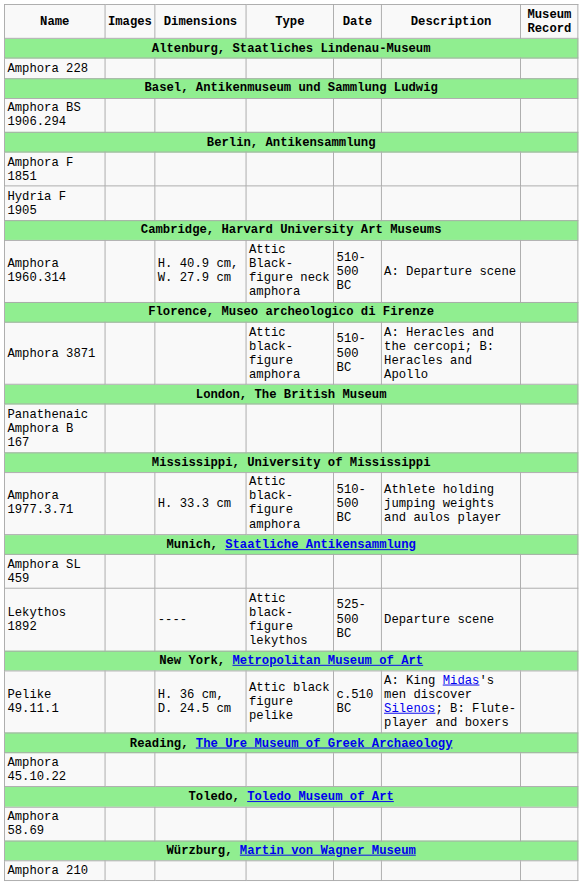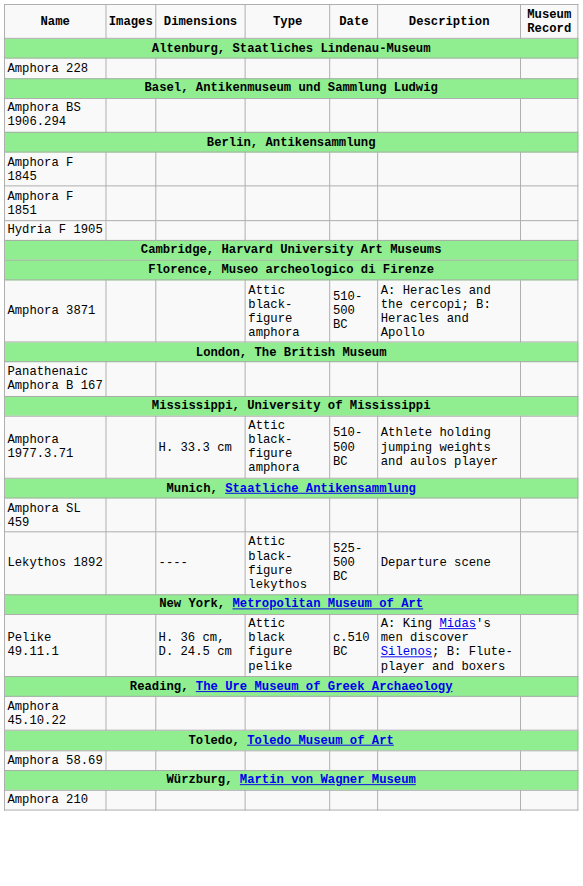+ row: (40, 169)
- row: (37, 271)
